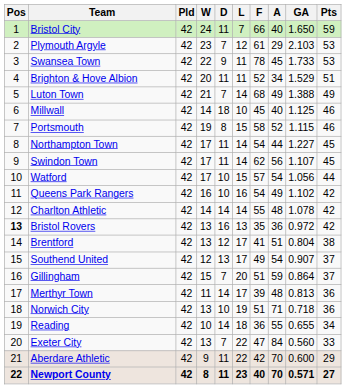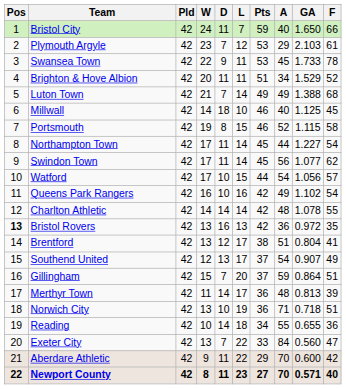columns swapped: (259, 12) <-> (329, 12)
(301, 161) 1.107 -> (308, 161) 1.077
